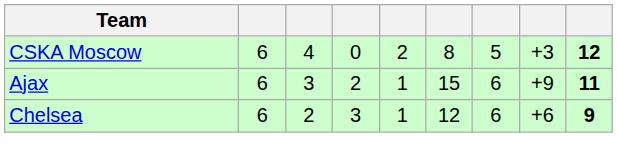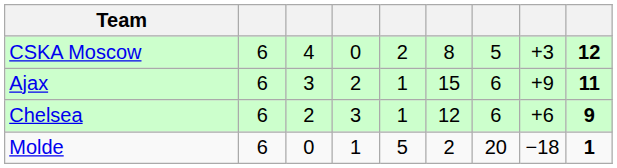+ row: (36, 147)
